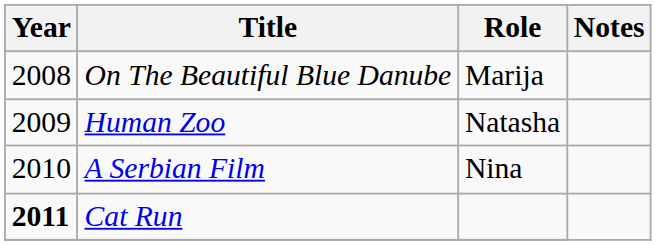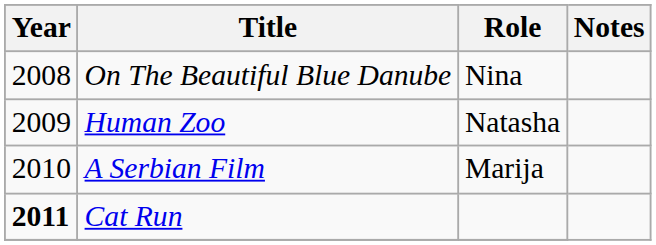(504, 74) Marija -> (494, 74) Nina
(494, 168) Nina -> (504, 168) Marija
